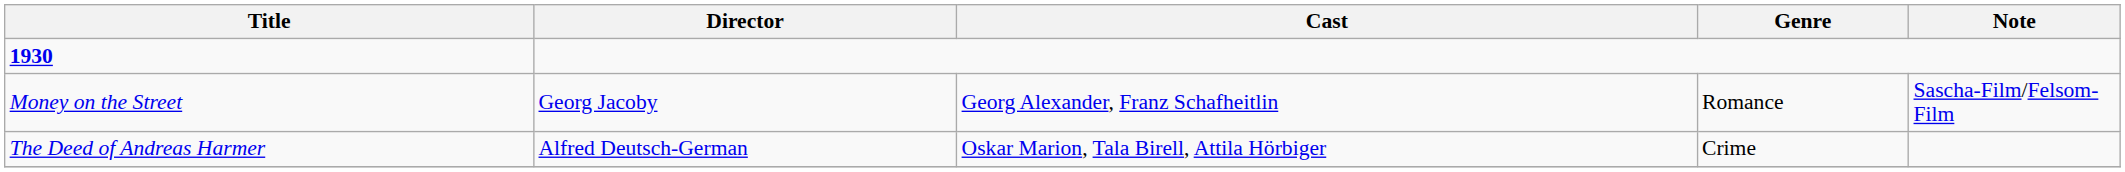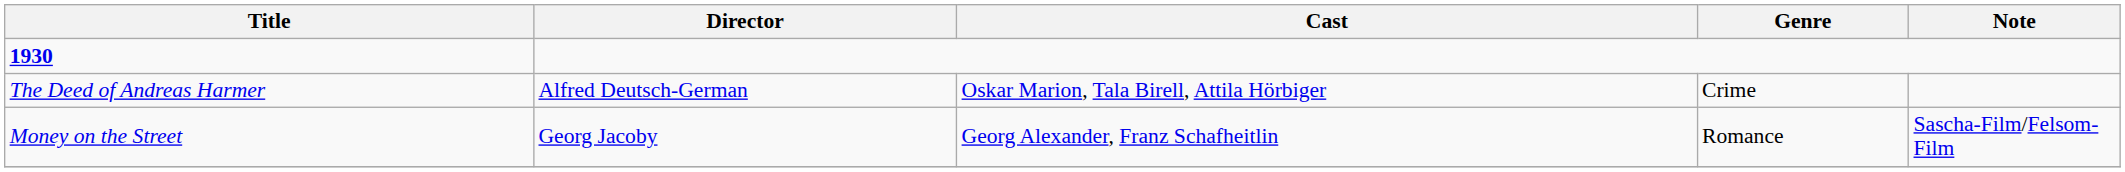rows swapped: (137, 148) <-> (96, 102)
